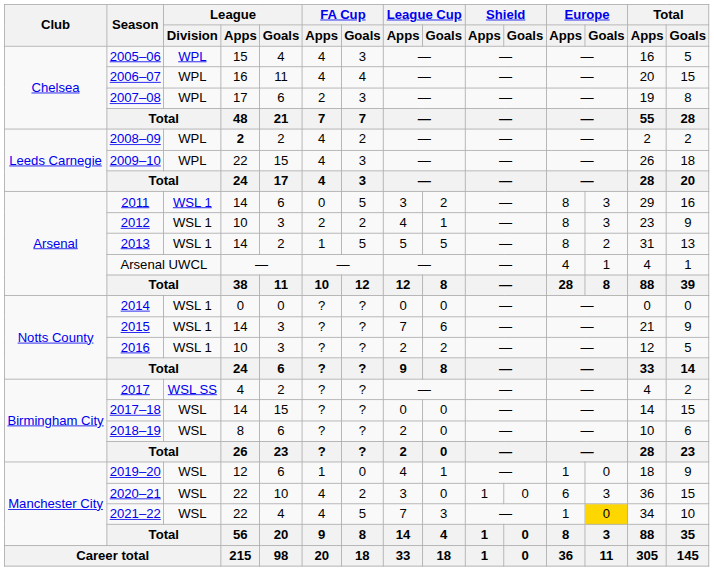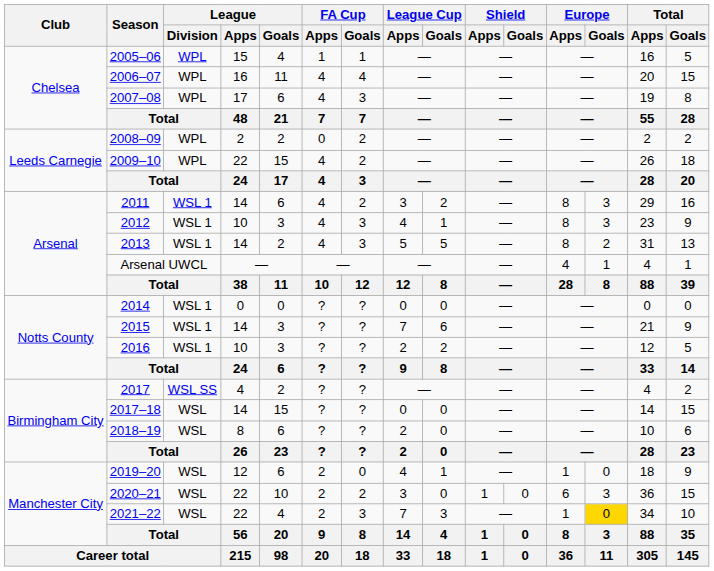(322, 56) 4 -> (322, 56) 1
(362, 56) 3 -> (362, 56) 1
(322, 98) 2 -> (322, 98) 4
(240, 139) bold -> (240, 139) normal
(322, 139) 4 -> (322, 139) 0
(362, 160) 3 -> (362, 160) 2
(322, 202) 0 -> (322, 202) 4
(362, 202) 5 -> (362, 202) 2
(322, 222) 2 -> (322, 222) 4
(362, 222) 2 -> (362, 222) 3
(322, 243) 1 -> (322, 243) 4
(362, 243) 5 -> (362, 243) 3
(322, 472) 1 -> (322, 472) 2
(322, 493) 4 -> (322, 493) 2
(322, 514) 4 -> (322, 514) 2
(362, 514) 5 -> (362, 514) 3
